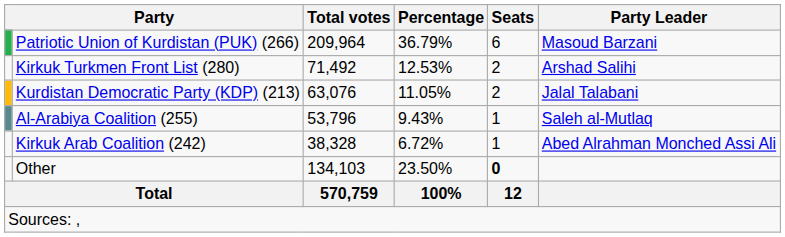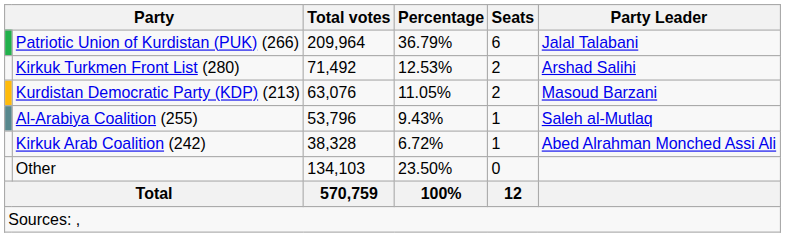(599, 43) Masoud Barzani -> (590, 43) Jalal Talabani
(590, 93) Jalal Talabani -> (599, 93) Masoud Barzani
(496, 169) bold -> (496, 169) normal
